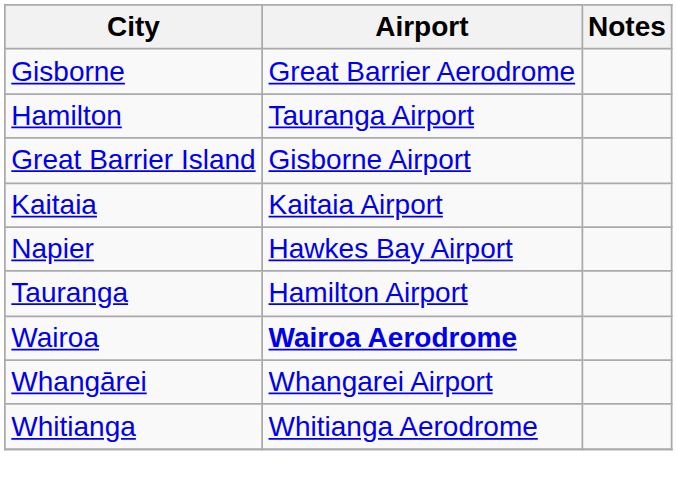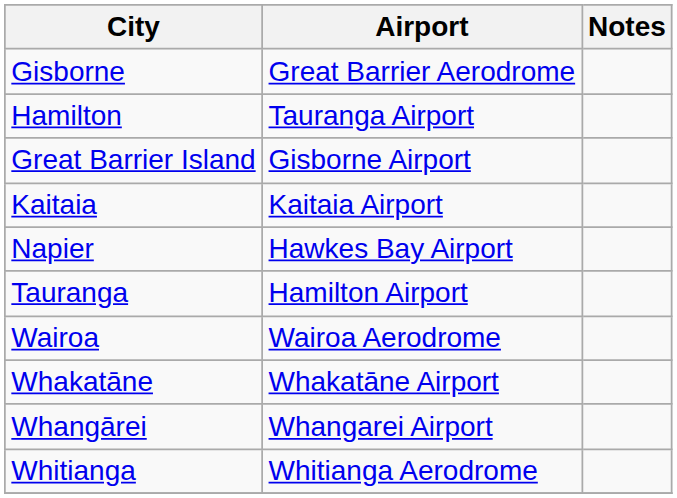(393, 337) bold -> (385, 337) normal
+ row: (82, 381)
